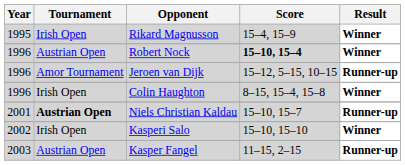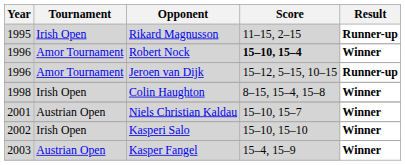(269, 34) 15–4, 15–9 -> (272, 34) 11–15, 2–15
(362, 34) Winner -> (370, 34) Runner-up
(71, 53) Austrian Open -> (80, 53) Amor Tournament
(19, 92) 1996 -> (19, 92) 1998
(74, 112) bold -> (71, 112) normal
(370, 112) Runner-up -> (362, 112) Winner
(272, 150) 11–15, 2–15 -> (269, 150) 15–4, 15–9
(370, 150) Runner-up -> (362, 150) Winner
